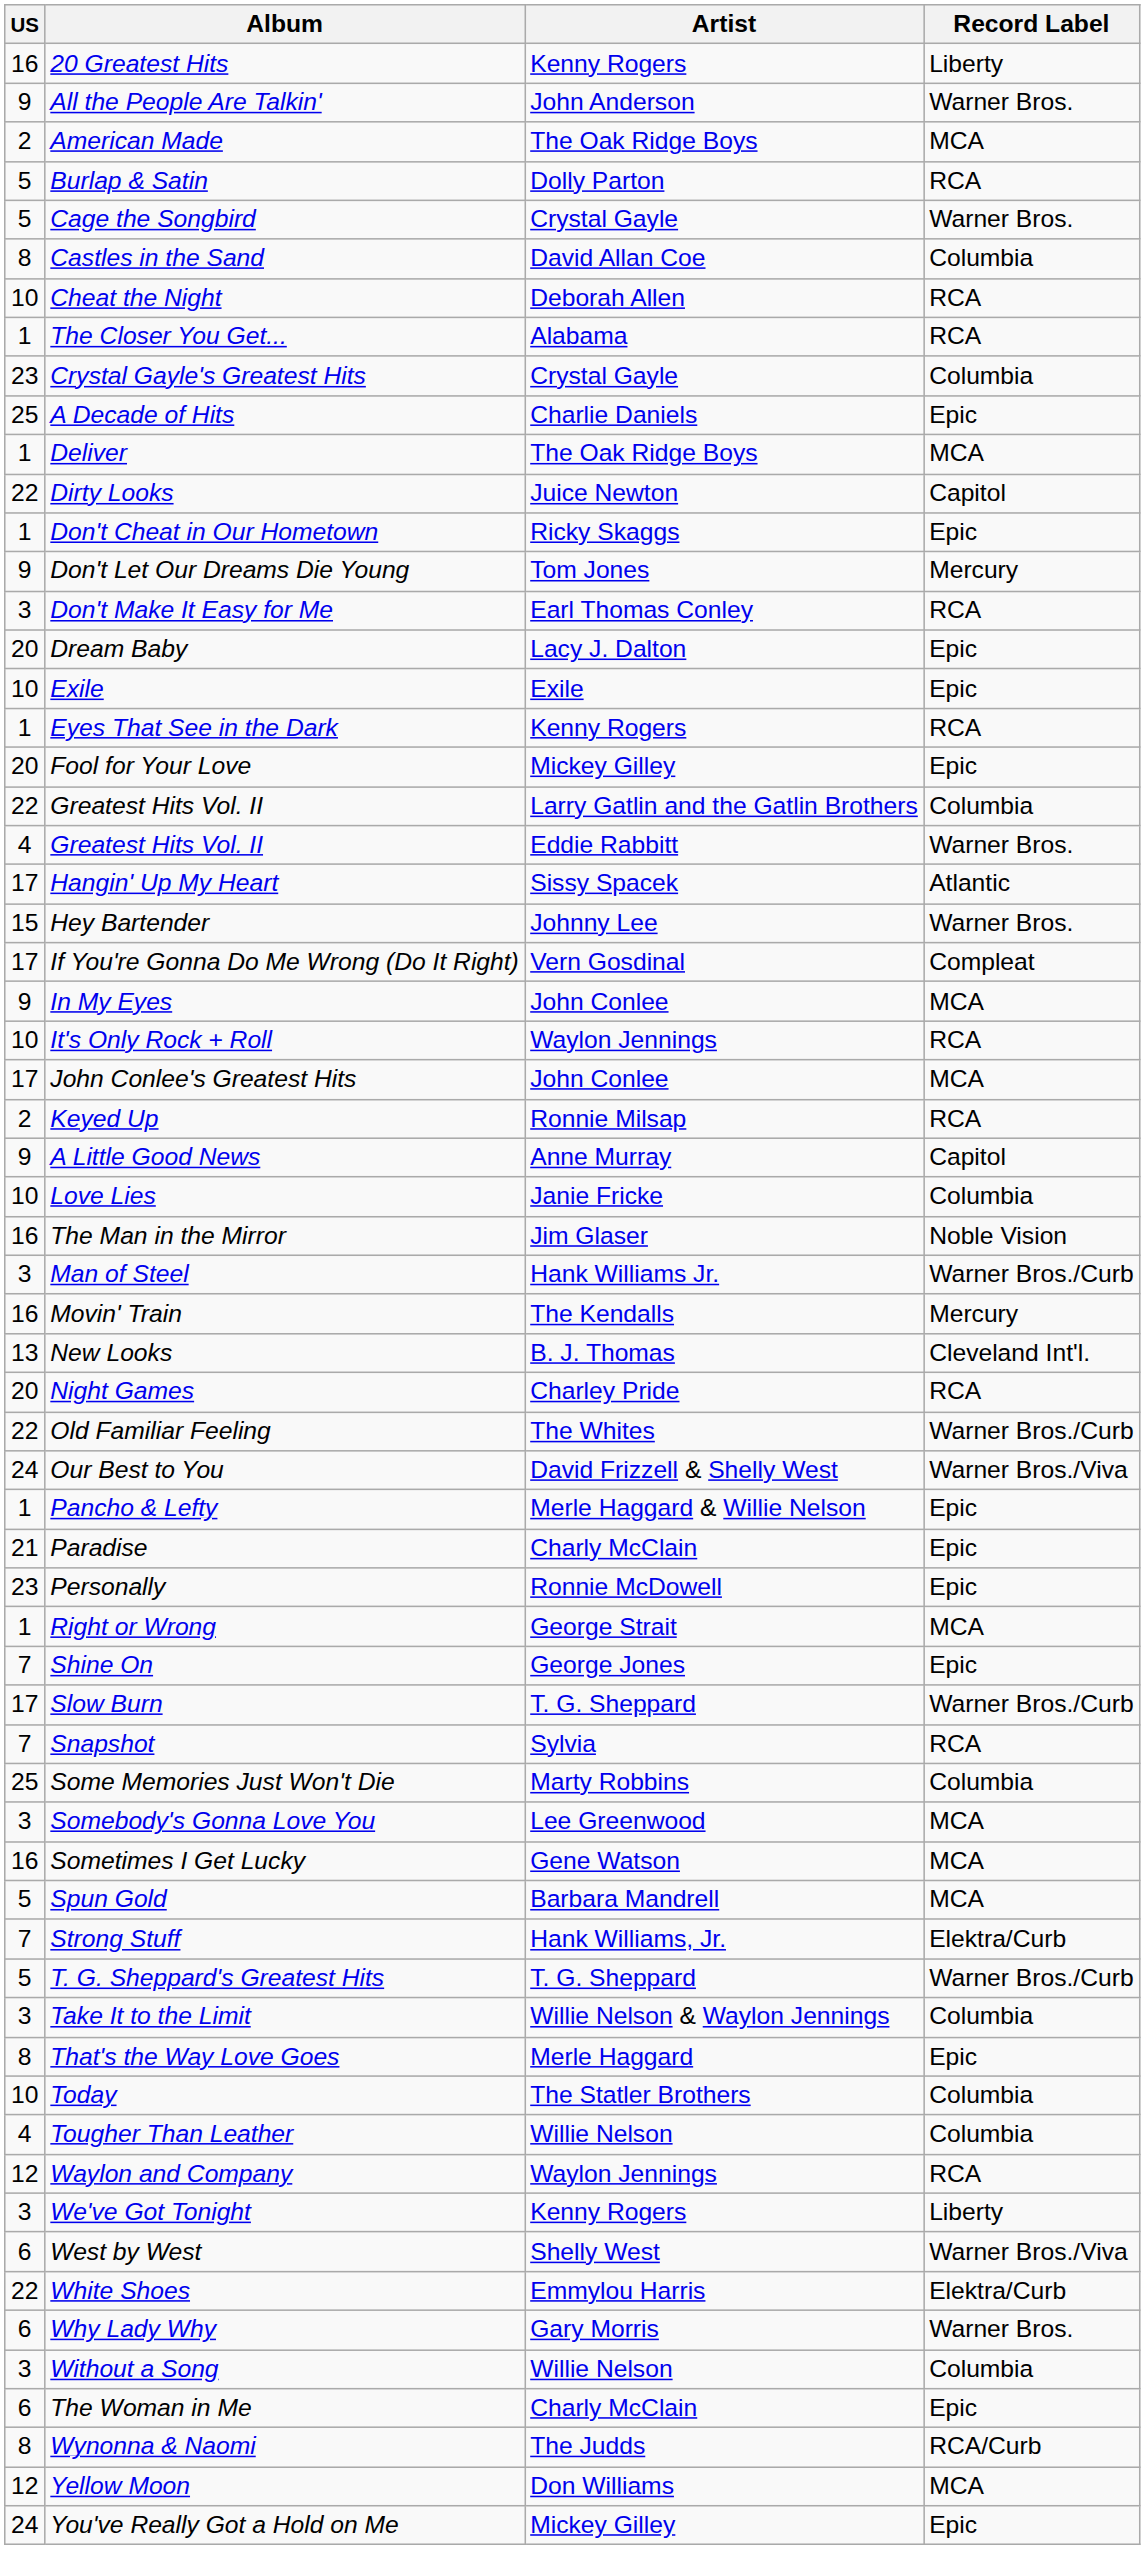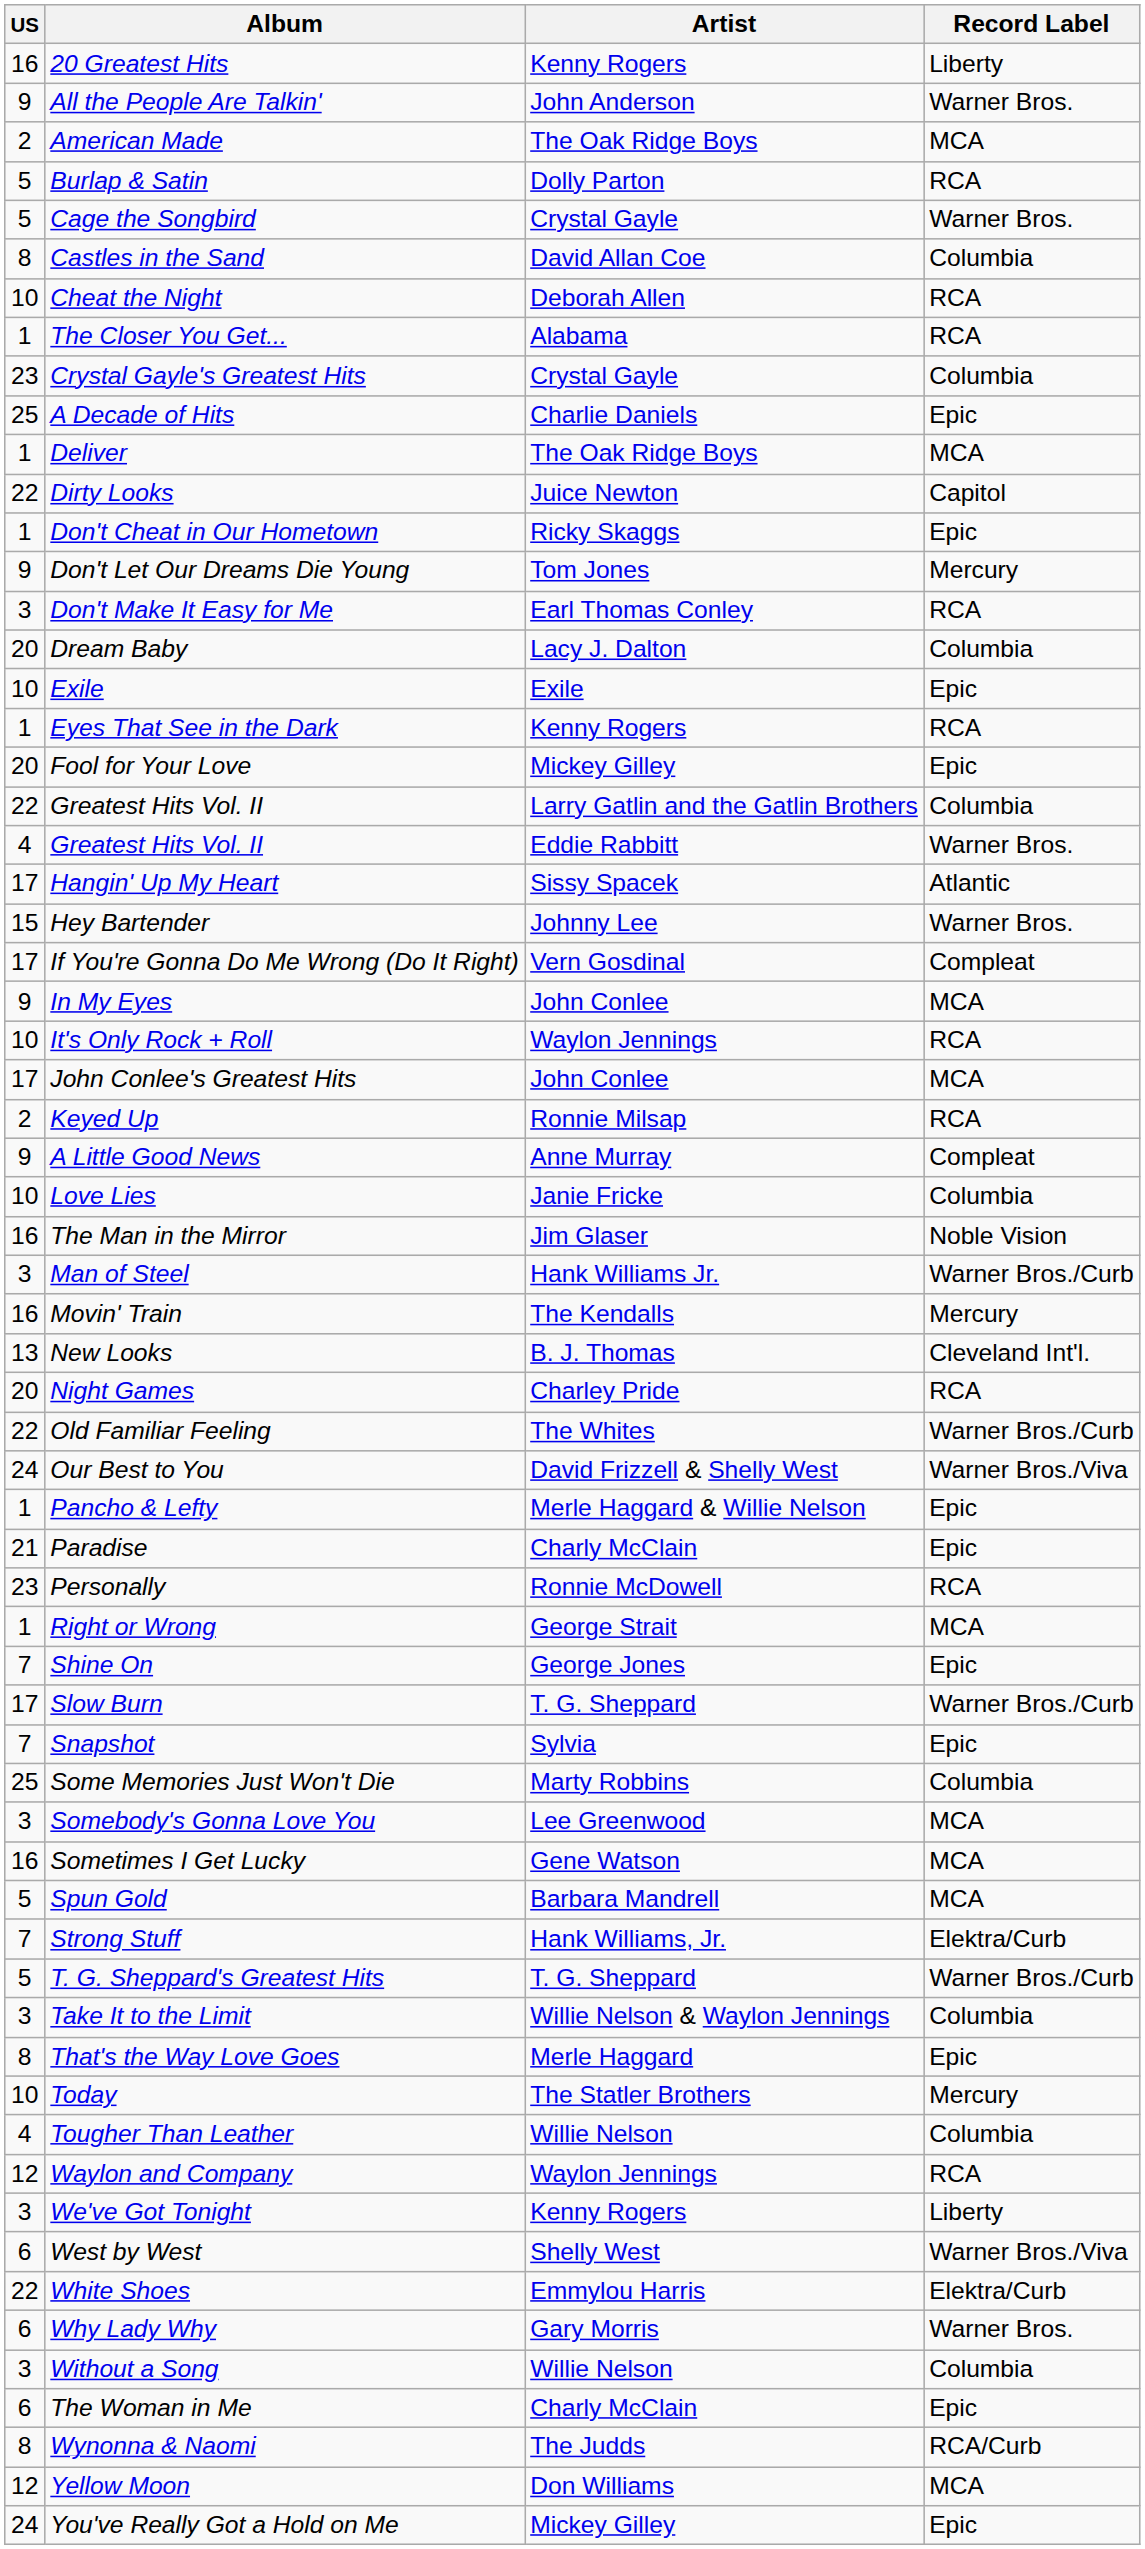(953, 649) Epic -> (981, 649) Columbia
(968, 1157) Capitol -> (982, 1157) Compleat
(953, 1587) Epic -> (955, 1587) RCA
(955, 1743) RCA -> (953, 1743) Epic
(981, 2095) Columbia -> (974, 2095) Mercury
